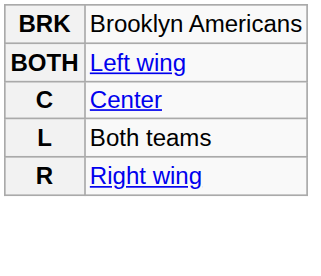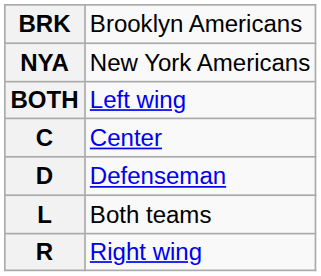+ row: (45, 62)
+ row: (45, 176)
